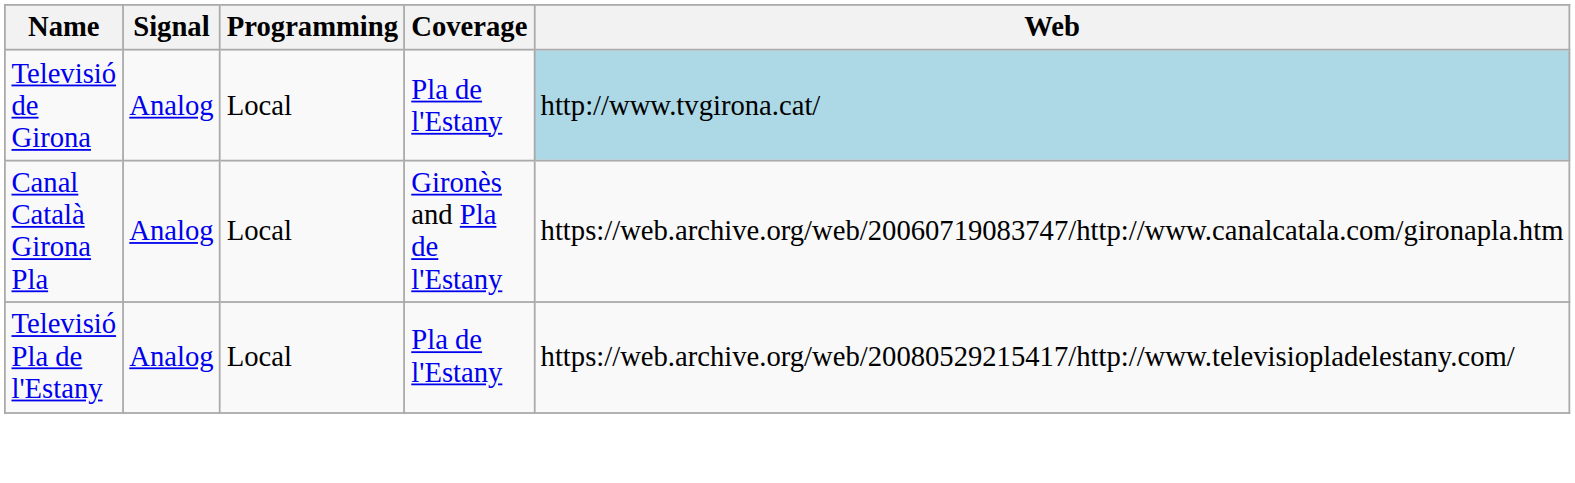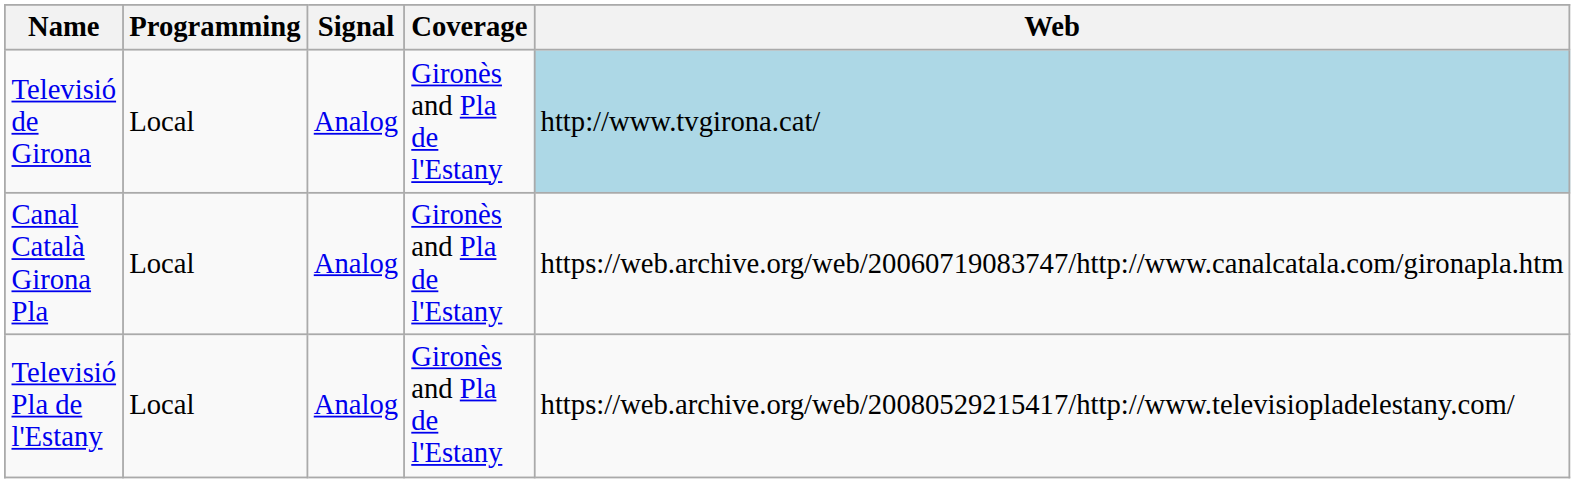columns swapped: (312, 27) <-> (171, 27)
(457, 104) Pla de l'Estany -> (457, 120) Gironès and Pla de l'Estany
(457, 356) Pla de l'Estany -> (457, 405) Gironès and Pla de l'Estany
